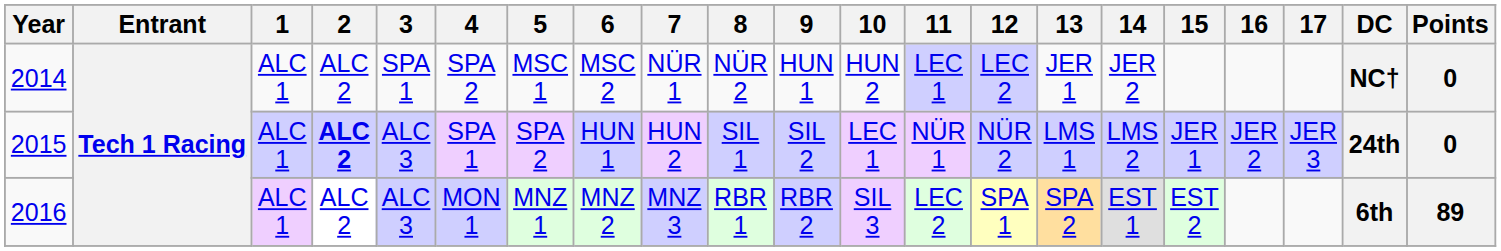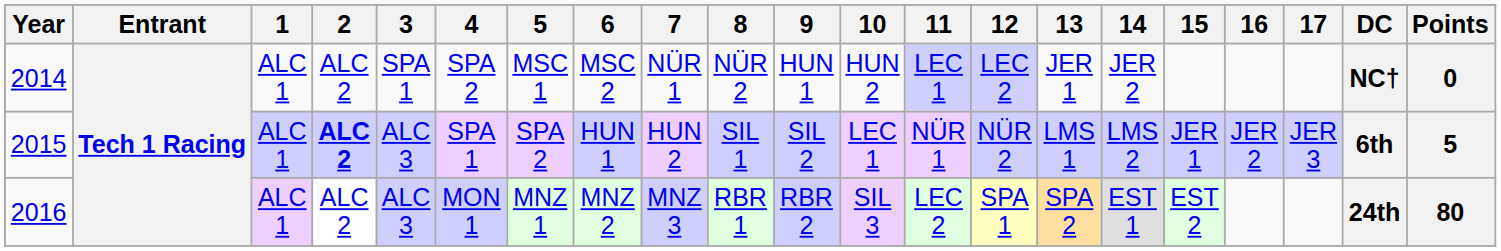(1375, 145) 24th -> (1375, 145) 6th
(1450, 145) 0 -> (1450, 145) 5
(1375, 212) 6th -> (1375, 212) 24th
(1450, 212) 89 -> (1450, 212) 80
